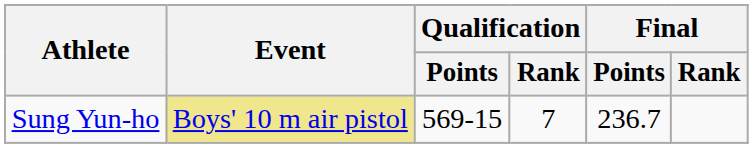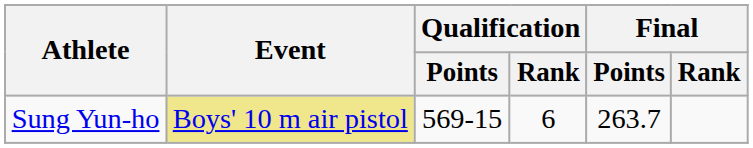(548, 119) 7 -> (548, 119) 6
(629, 119) 236.7 -> (629, 119) 263.7
